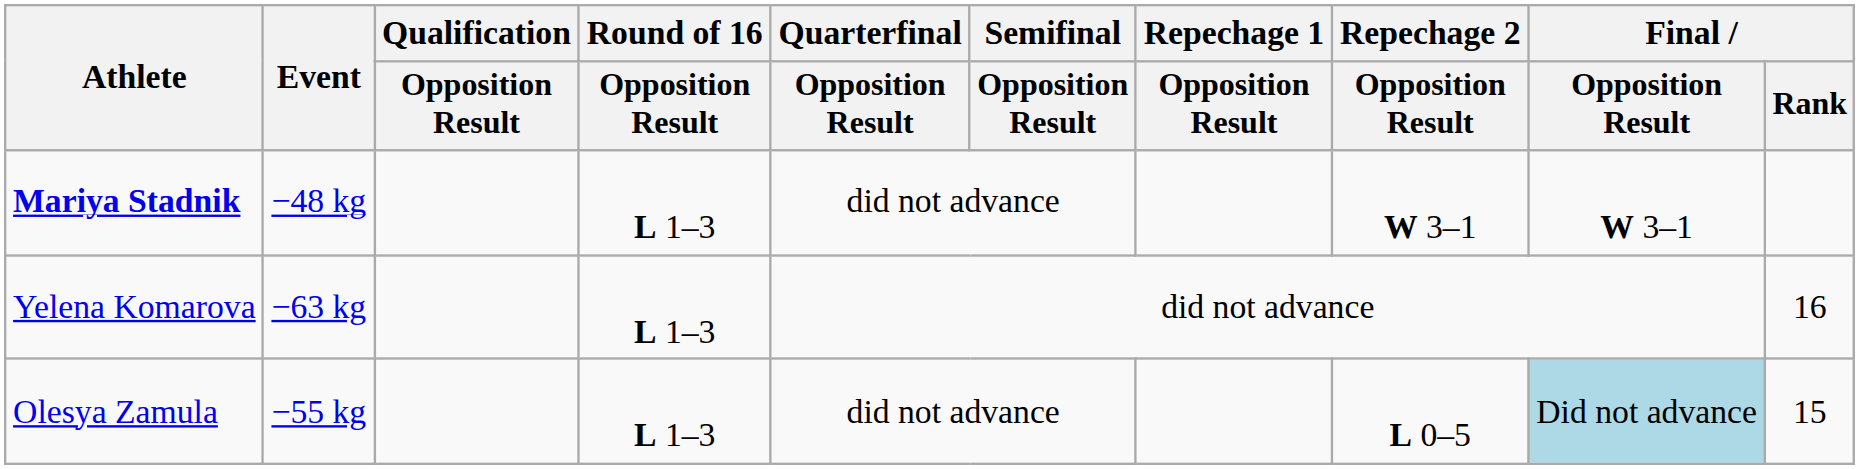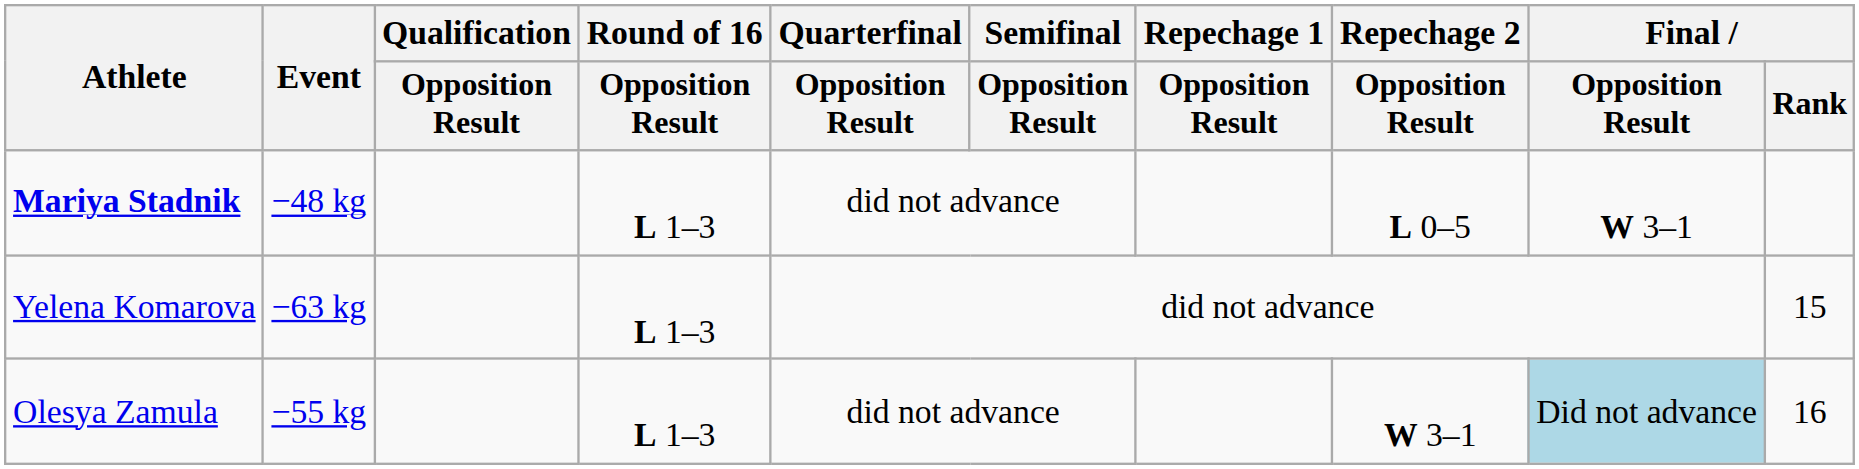(1430, 226) W 3–1 -> (1430, 226) L 0–5
(1810, 306) 16 -> (1810, 306) 15
(1430, 435) L 0–5 -> (1430, 435) W 3–1
(1810, 411) 15 -> (1810, 411) 16
